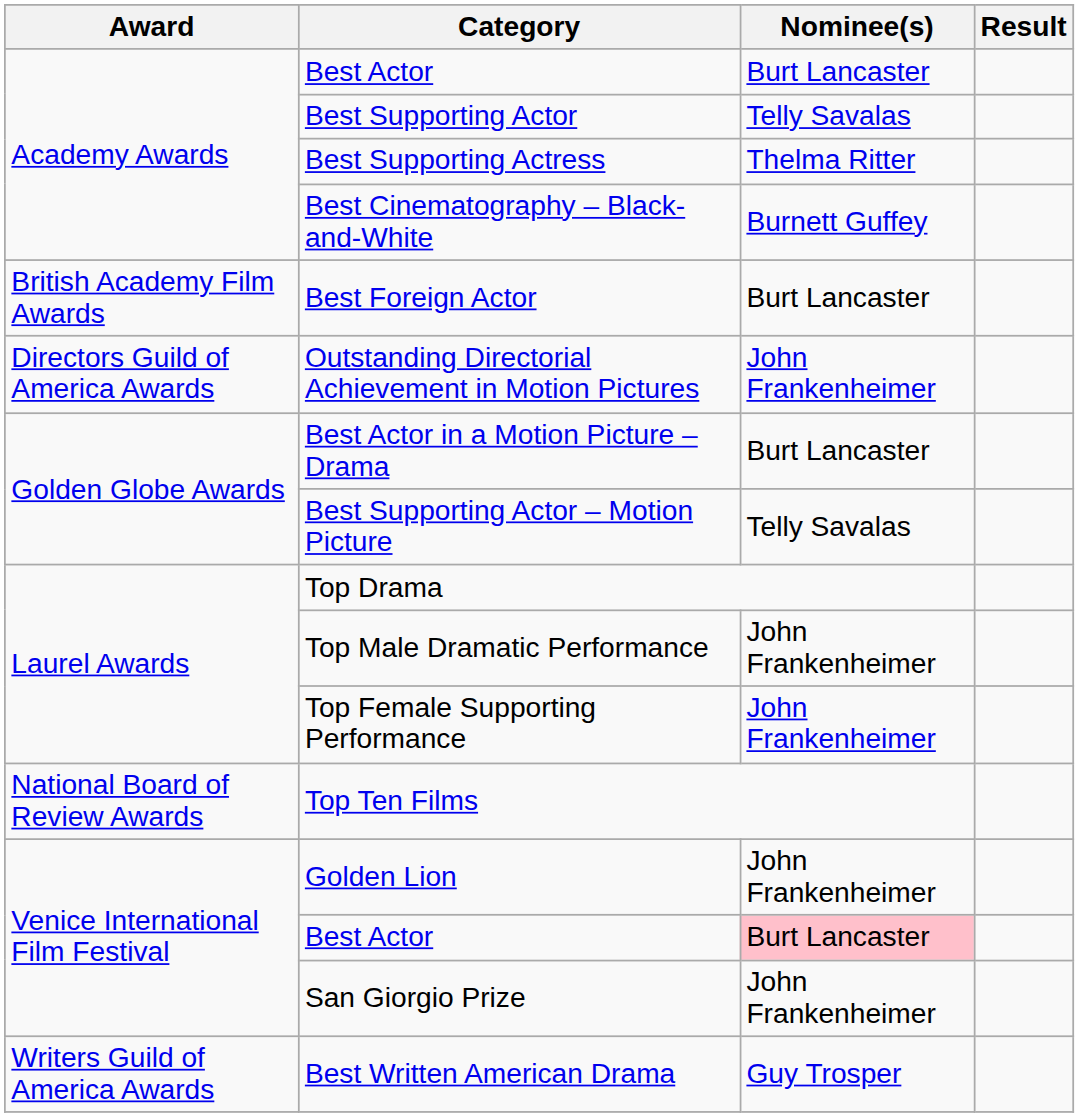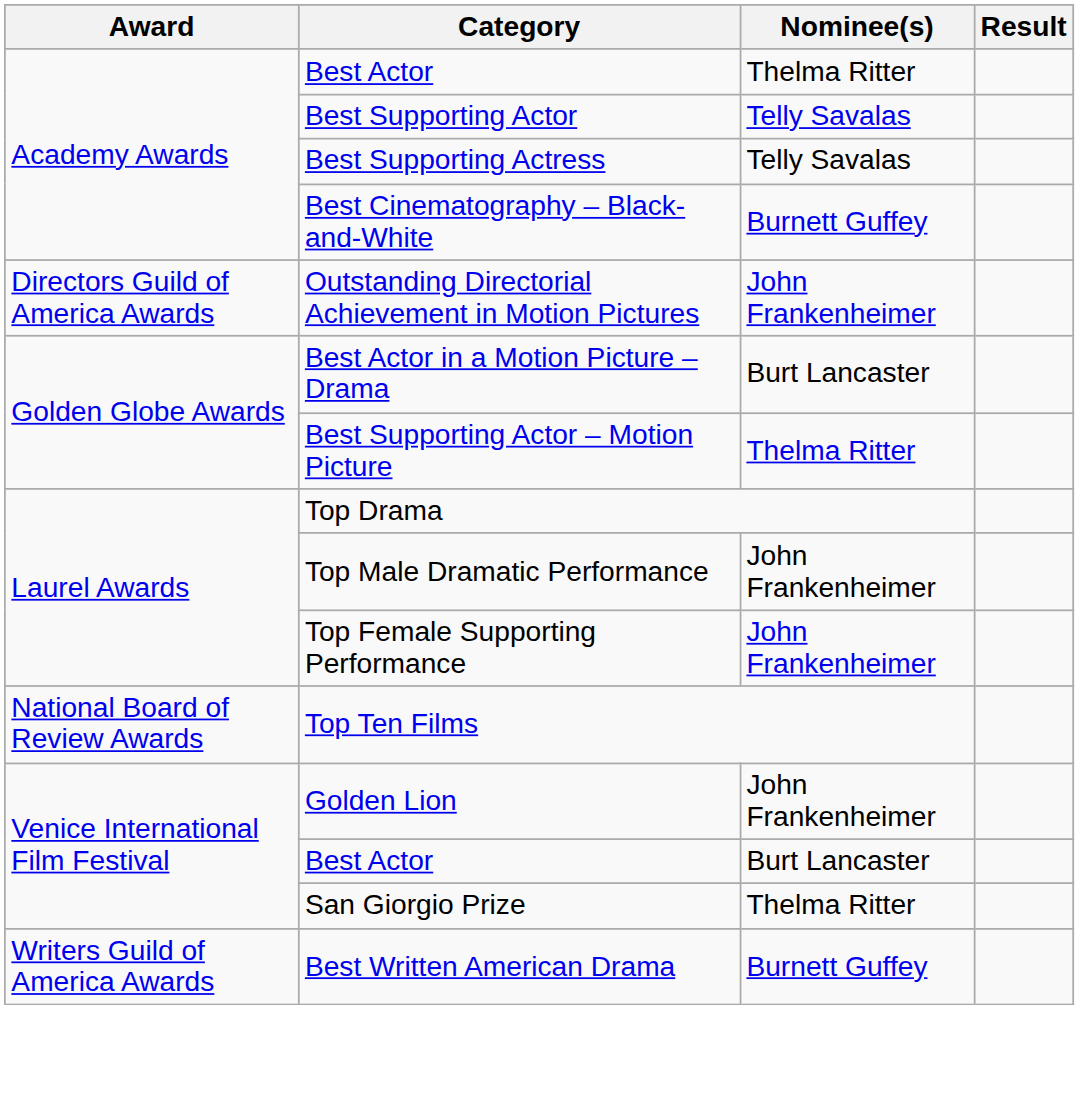(838, 71) Burt Lancaster -> (831, 71) Thelma Ritter
(831, 160) Thelma Ritter -> (829, 160) Telly Savalas
- row: (143, 297)
(829, 526) Telly Savalas -> (831, 450) Thelma Ritter
(838, 937) pink background -> (838, 860) no background
(841, 997) John Frankenheimer -> (831, 905) Thelma Ritter
(824, 1074) Guy Trosper -> (837, 966) Burnett Guffey
